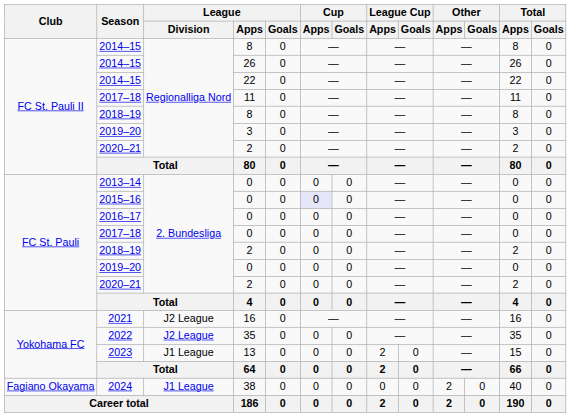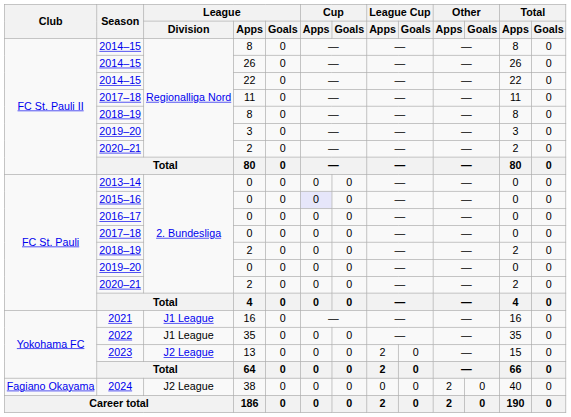(189, 319) J2 League -> (189, 319) J1 League
(189, 336) J2 League -> (189, 336) J1 League
(189, 353) J1 League -> (189, 353) J2 League
(189, 387) J1 League -> (189, 387) J2 League
